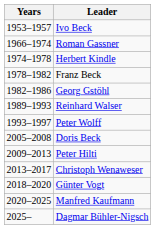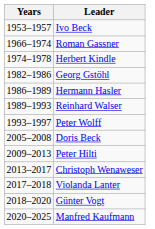- row: (79, 75)
+ row: (88, 91)
+ row: (88, 185)
- row: (102, 216)
